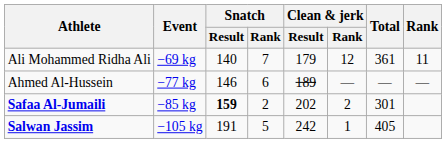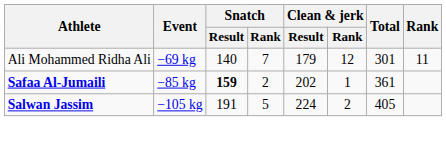(385, 60) 361 -> (385, 60) 301
- row: (60, 82)
(347, 105) 2 -> (347, 82) 1
(385, 105) 301 -> (385, 82) 361
(306, 127) 242 -> (306, 105) 224
(347, 127) 1 -> (347, 105) 2
